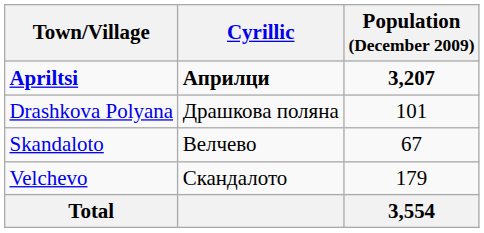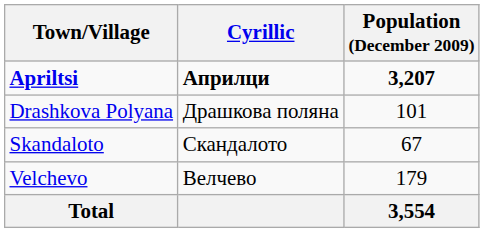(220, 144) Велчево -> (235, 144) Скандалото
(235, 177) Скандалото -> (220, 177) Велчево
